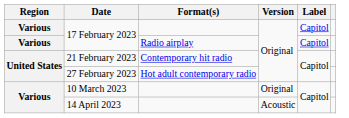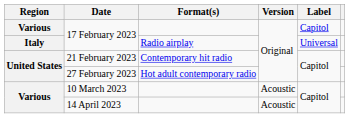(34, 43) Various -> (34, 43) Italy
(314, 43) Capitol -> (319, 43) Universal
(277, 89) Original -> (278, 89) Acoustic
